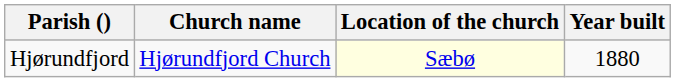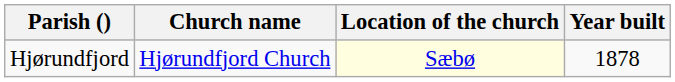(617, 58) 1880 -> (617, 58) 1878
